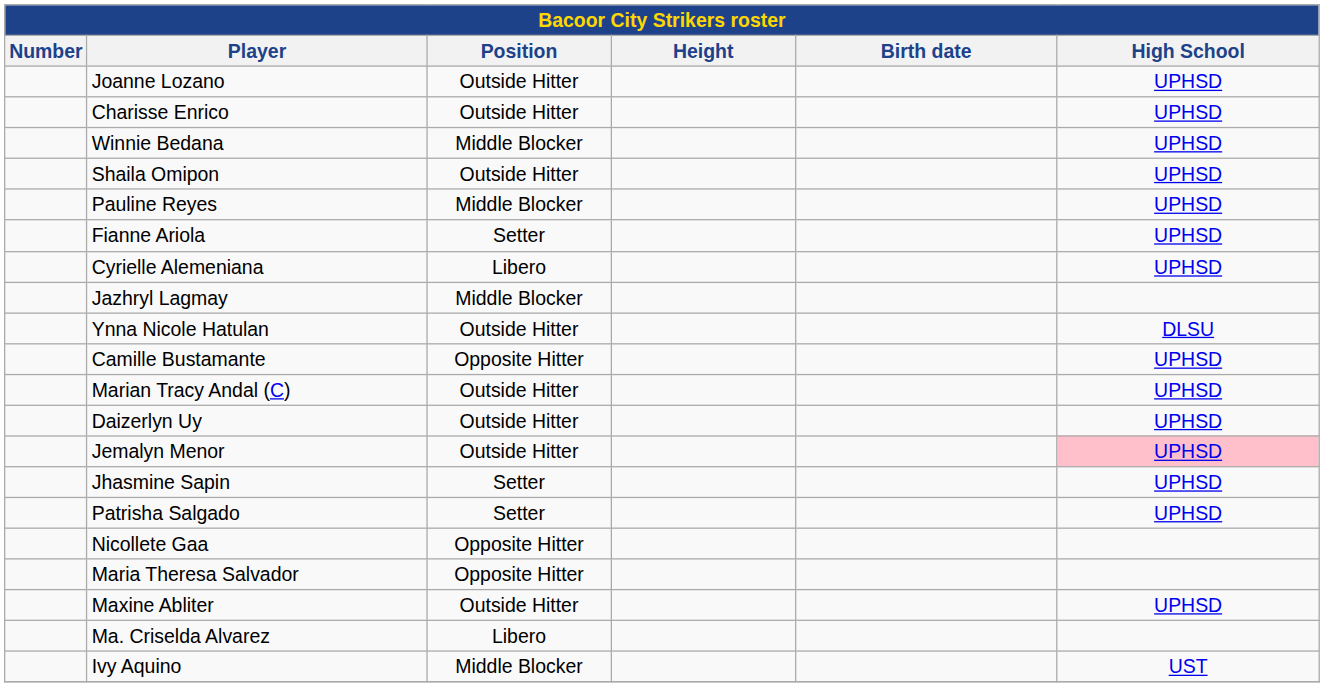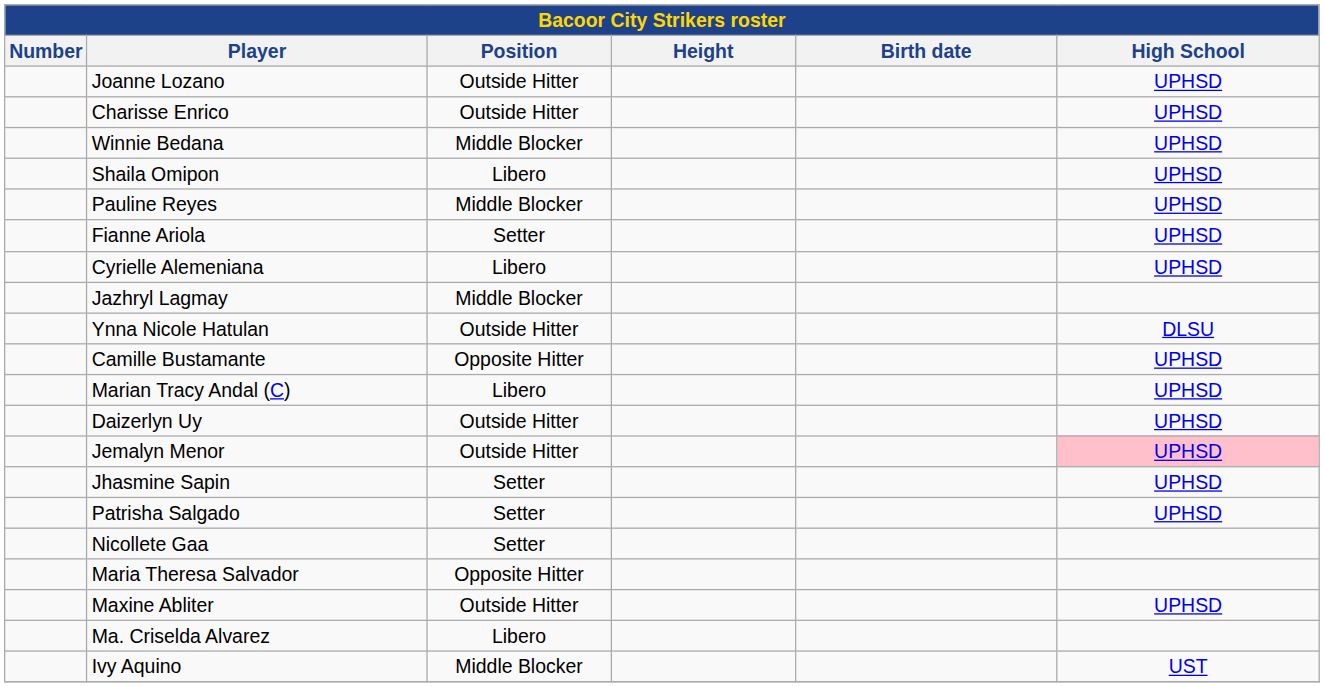(519, 174) Outside Hitter -> (519, 174) Libero
(519, 390) Outside Hitter -> (519, 390) Libero
(519, 544) Opposite Hitter -> (519, 544) Setter
